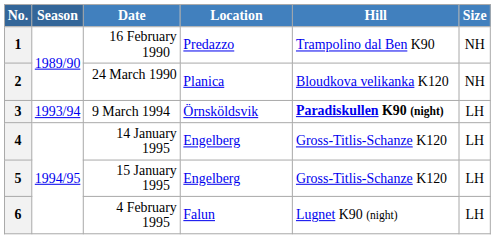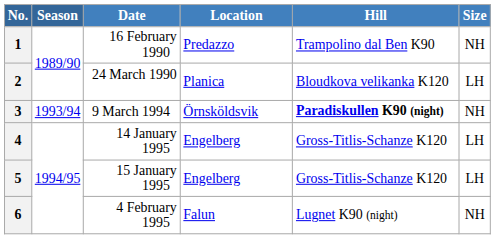(475, 81) NH -> (475, 81) LH
(475, 111) LH -> (475, 111) NH
(475, 215) LH -> (475, 215) NH
